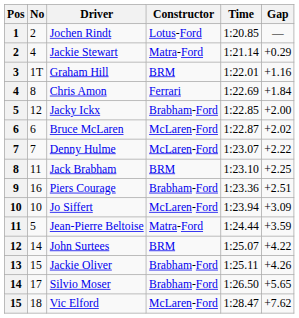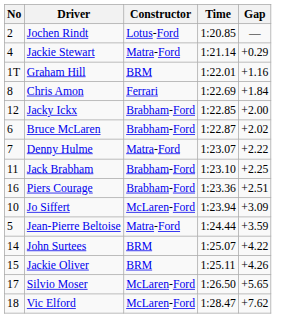- column: (16, 14)
(184, 130) McLaren-Ford -> (161, 130) Brabham-Ford
(184, 149) McLaren-Ford -> (153, 149) Matra-Ford
(162, 168) BRM -> (161, 168) Brabham-Ford
(184, 265) Brabham-Ford -> (139, 265) BRM
(184, 284) Brabham-Ford -> (161, 284) McLaren-Ford
